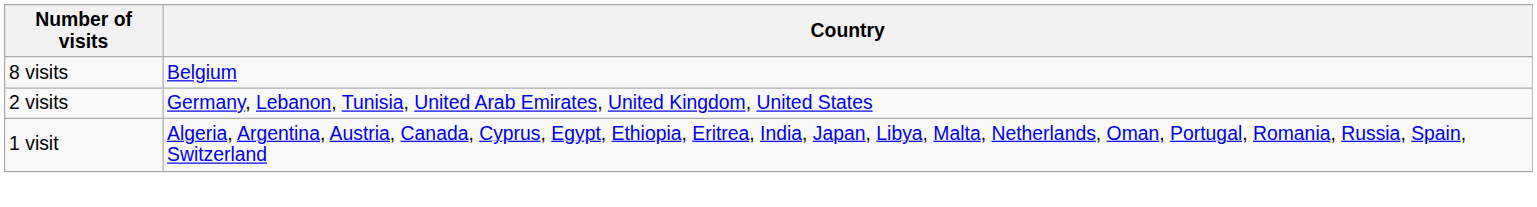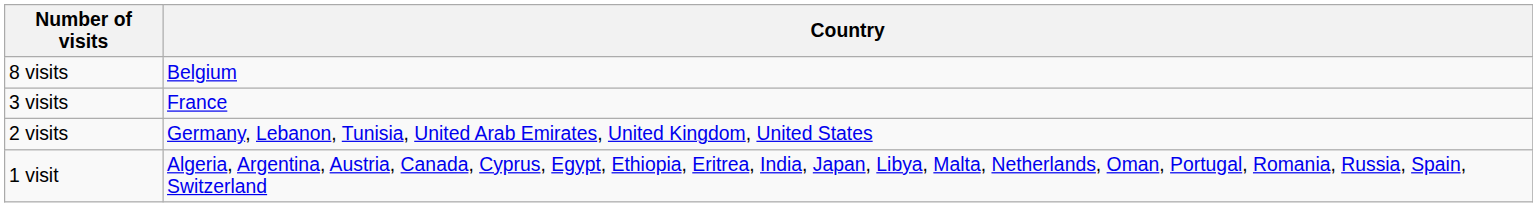+ row: (39, 103)
